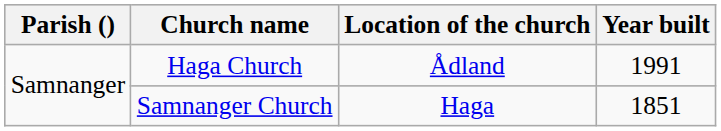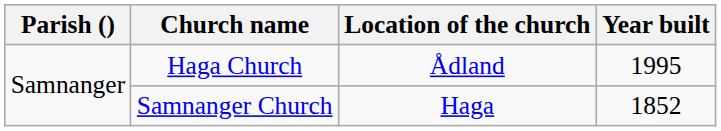(656, 65) 1991 -> (656, 65) 1995
(656, 105) 1851 -> (656, 105) 1852
